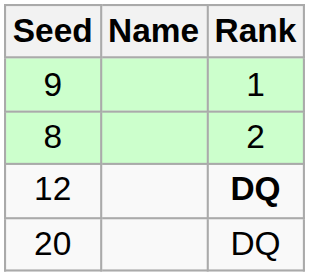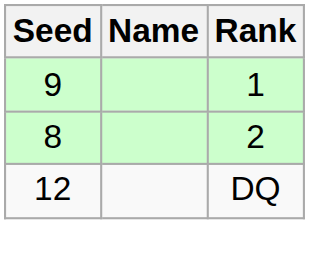(255, 190) bold -> (255, 190) normal
- row: (53, 243)
